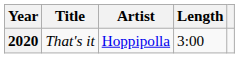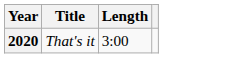- column: (136, 16)
